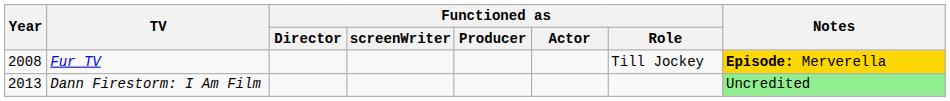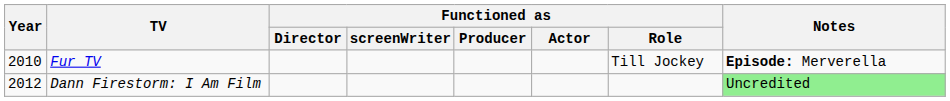(25, 62) 2008 -> (25, 62) 2010
(806, 62) gold background -> (806, 62) no background
(25, 85) 2013 -> (25, 85) 2012
